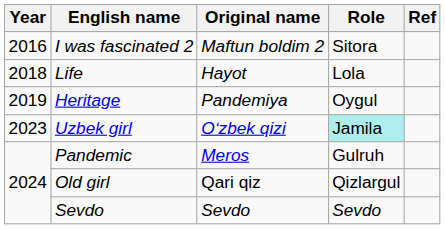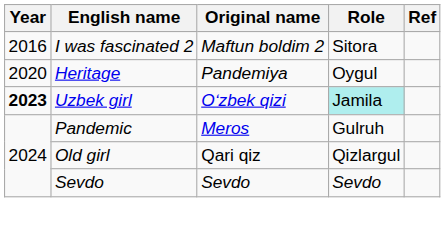- row: (69, 73)
(28, 100) 2019 -> (28, 73) 2020
(28, 127) normal -> (28, 100) bold
